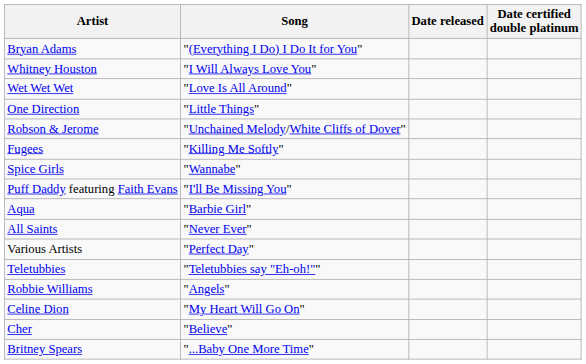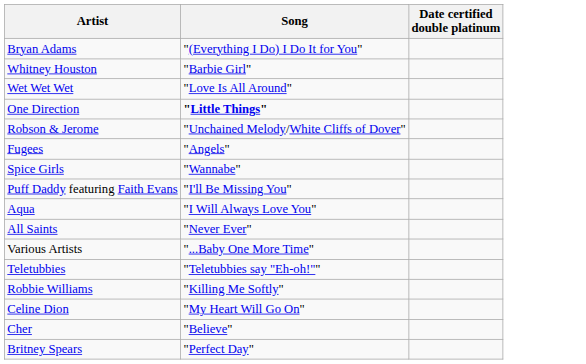- column: (448, 21)
(250, 68) "I Will Always Love You" -> (217, 68) "Barbie Girl"
(221, 108) normal -> (225, 108) bold
(234, 149) "Killing Me Softly" -> (207, 149) "Angels"
(217, 209) "Barbie Girl" -> (250, 209) "I Will Always Love You"
(219, 249) "Perfect Day" -> (249, 249) "...Baby One More Time"
(207, 289) "Angels" -> (234, 289) "Killing Me Softly"
(249, 349) "...Baby One More Time" -> (219, 349) "Perfect Day"
